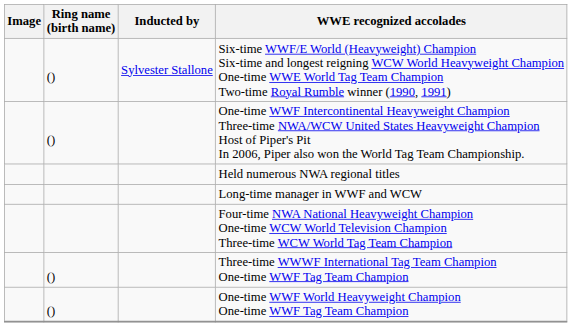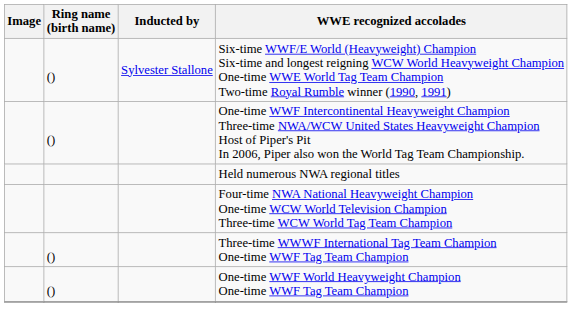- row: (320, 194)
